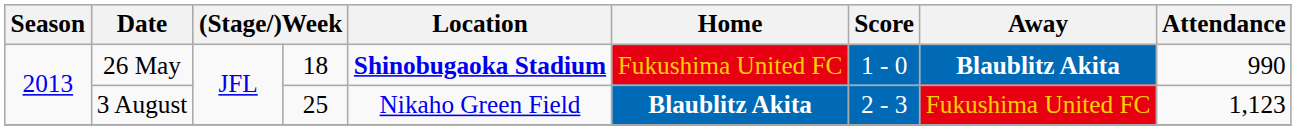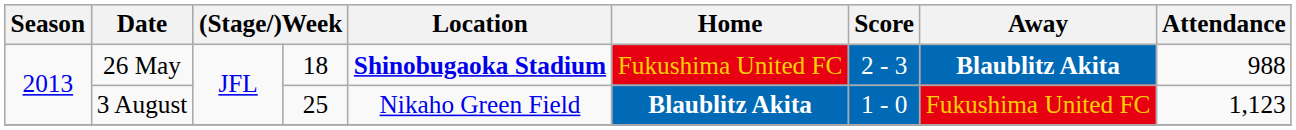(884, 64) 1 - 0 -> (884, 64) 2 - 3
(1267, 64) 990 -> (1267, 64) 988
(884, 104) 2 - 3 -> (884, 104) 1 - 0
